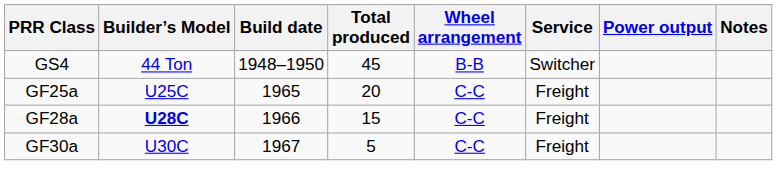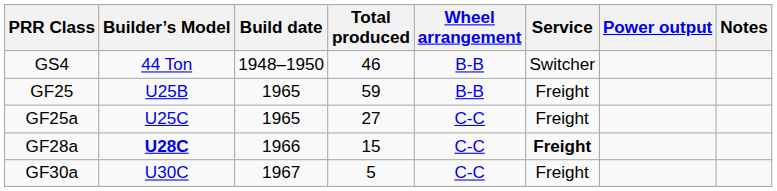(371, 64) 45 -> (371, 64) 46
+ row: (52, 91)
(371, 91) 20 -> (371, 118) 27
(562, 118) normal -> (562, 145) bold
